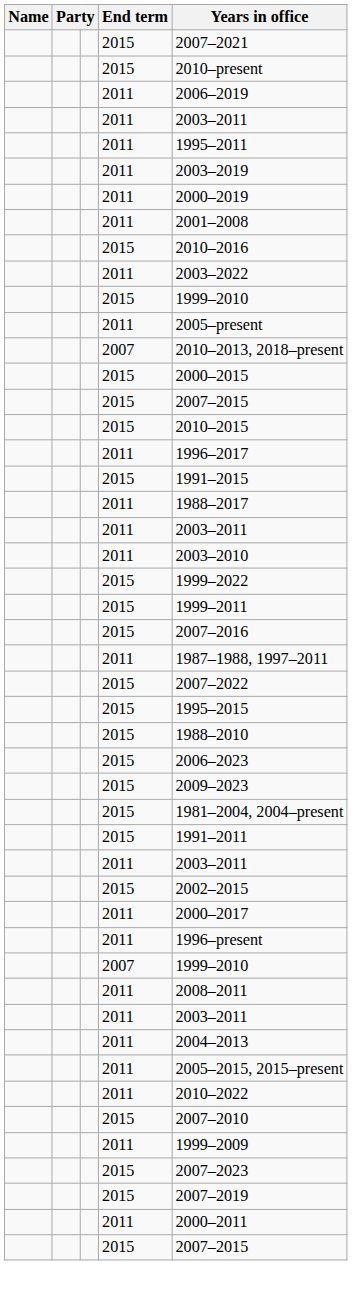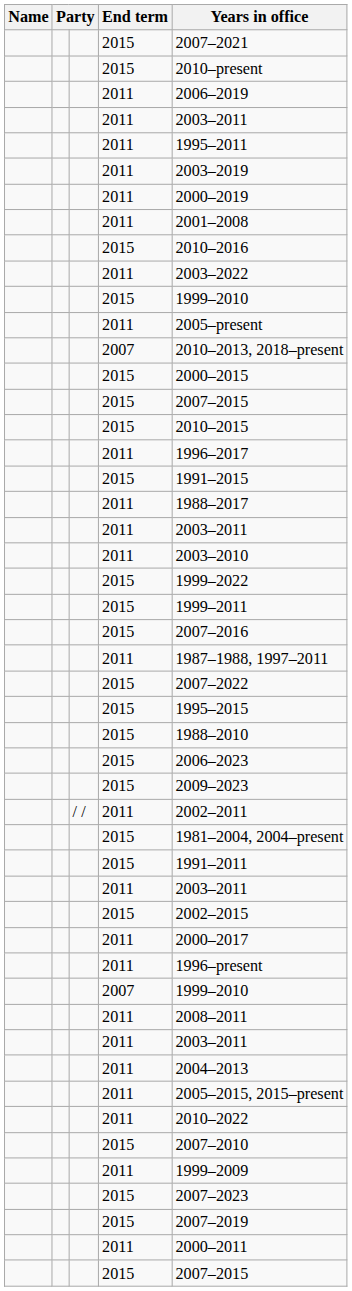+ row: (79, 811)
